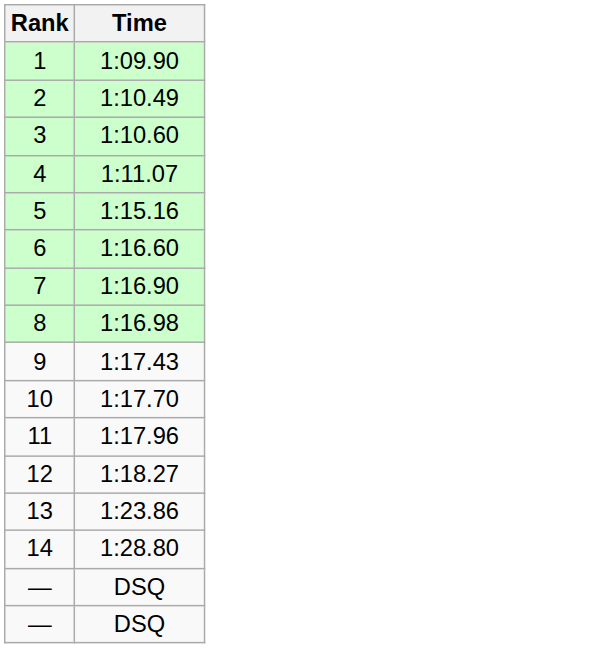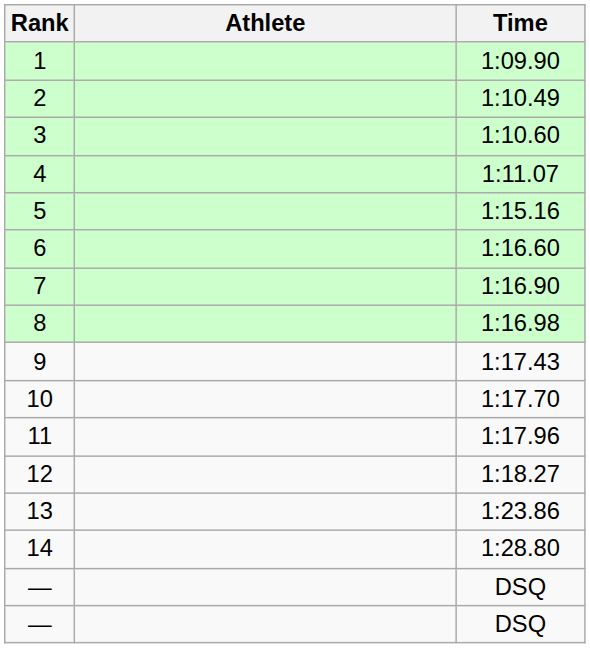+ column: (265, 23)
